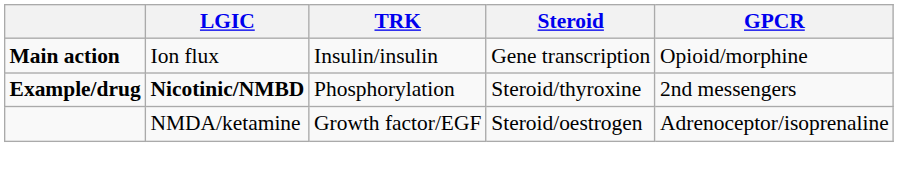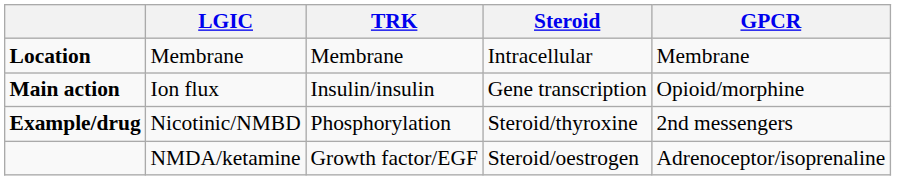+ row: (50, 55)
(227, 89) bold -> (226, 123) normal
